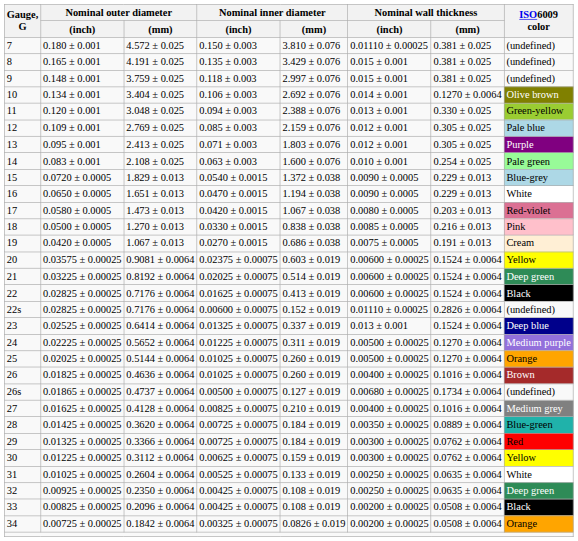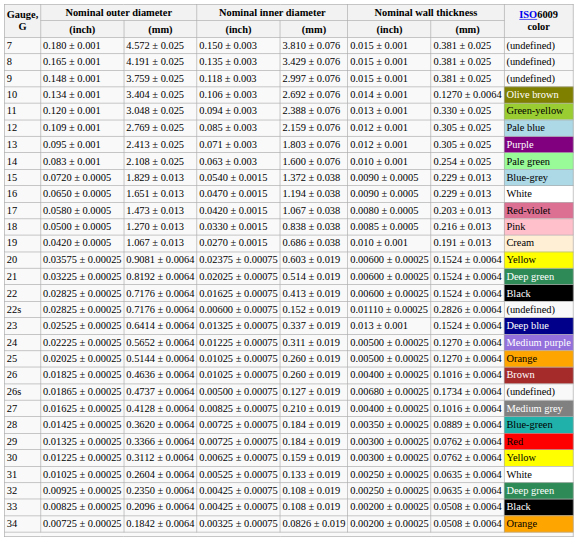(389, 45) 0.01110 ± 0.00025 -> (379, 45) 0.015 ± 0.001
(384, 243) 0.0075 ± 0.0005 -> (379, 243) 0.010 ± 0.001
